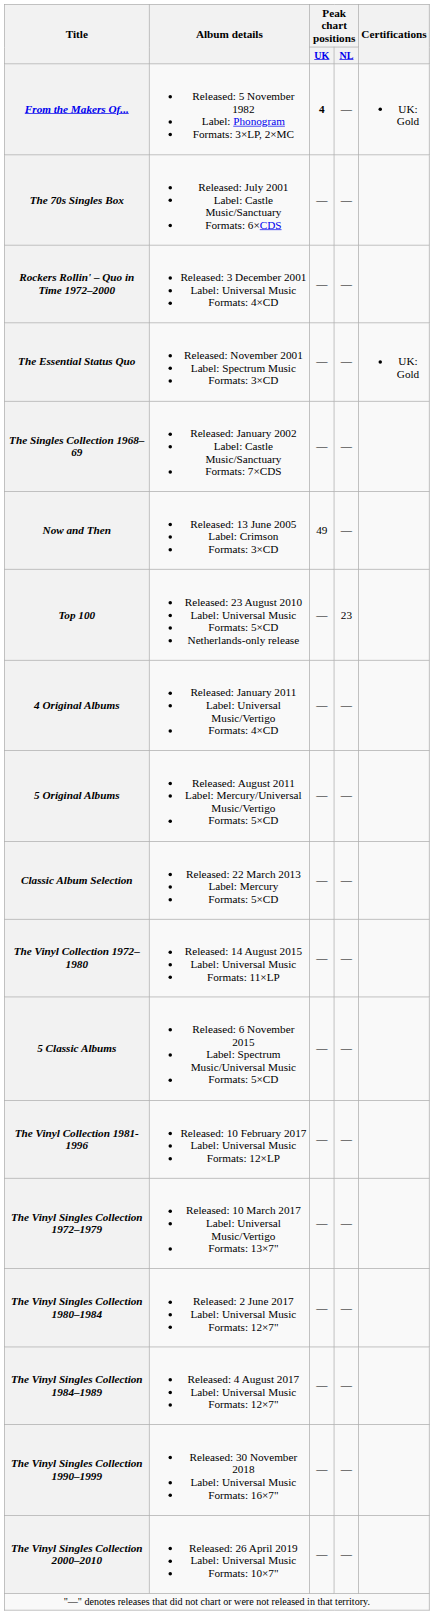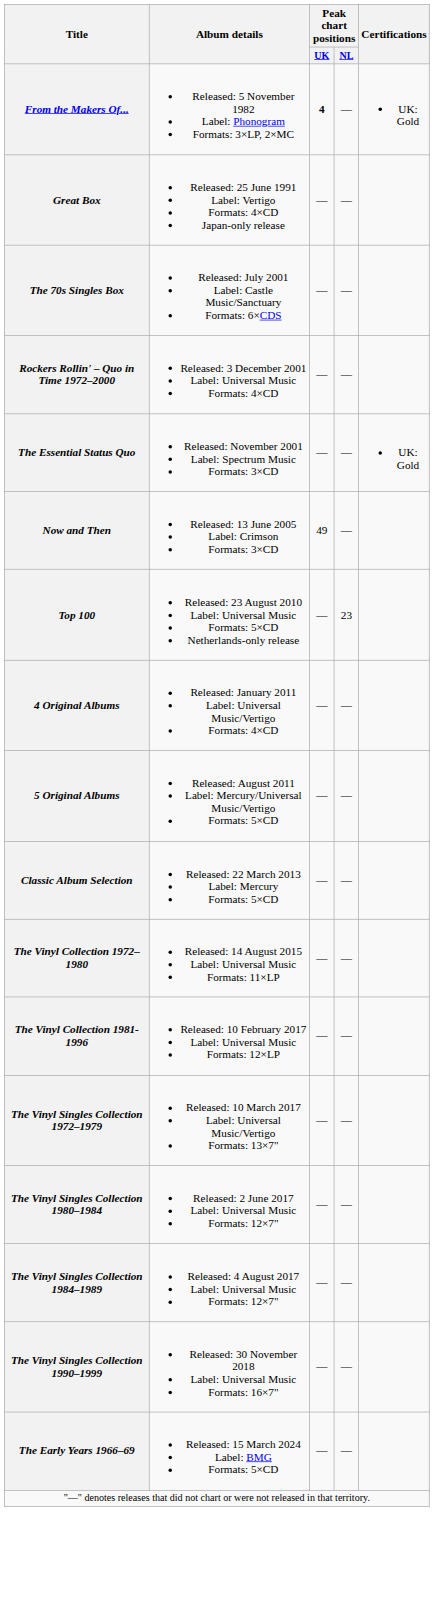+ row: (77, 199)
- row: (77, 446)
- row: (77, 1048)
- row: (77, 1554)
+ row: (77, 1451)
